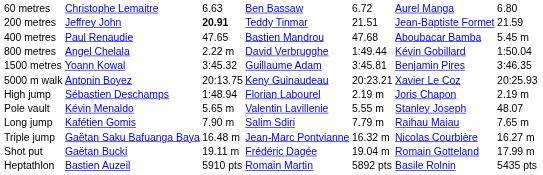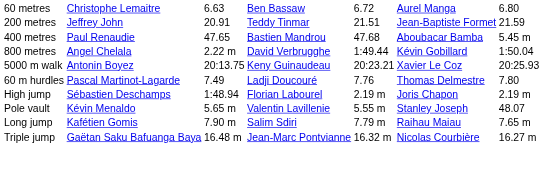(215, 23) bold -> (217, 23) normal
- row: (33, 66)
+ row: (34, 80)
- row: (23, 151)
- row: (29, 166)
